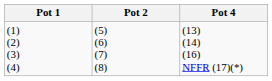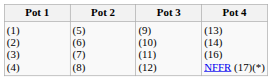+ column: (169, 13)
